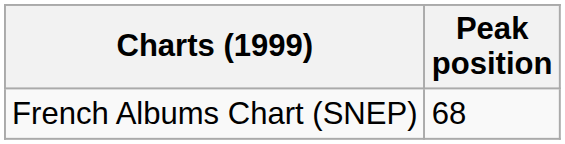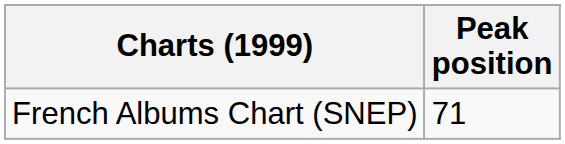(449, 113) 68 -> (449, 113) 71
